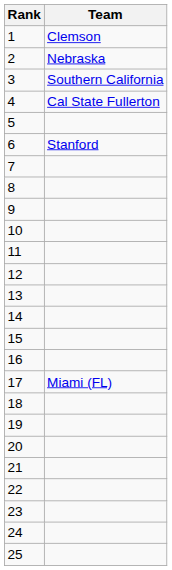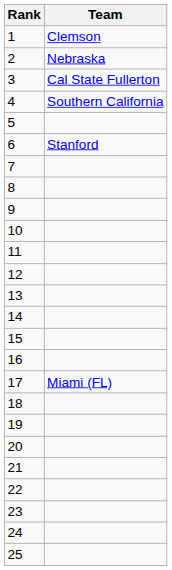(105, 79) Southern California -> (103, 79) Cal State Fullerton
(103, 101) Cal State Fullerton -> (105, 101) Southern California
